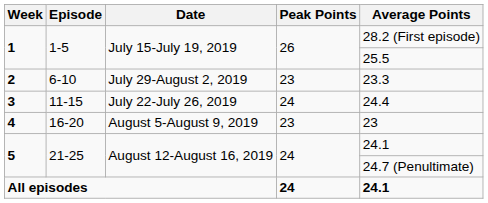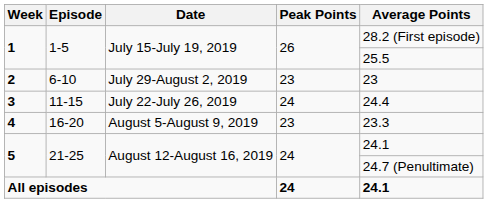(376, 79) 23.3 -> (370, 79) 23
(370, 123) 23 -> (376, 123) 23.3
